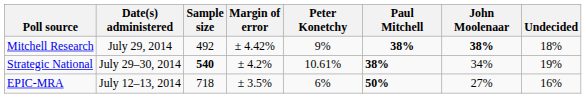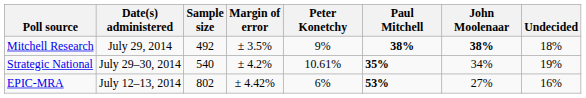(255, 45) ± 4.42% -> (255, 45) ± 3.5%
(205, 64) bold -> (205, 64) normal
(377, 64) 38% -> (377, 64) 35%
(205, 83) 718 -> (205, 83) 802
(255, 83) ± 3.5% -> (255, 83) ± 4.42%
(377, 83) 50% -> (377, 83) 53%
